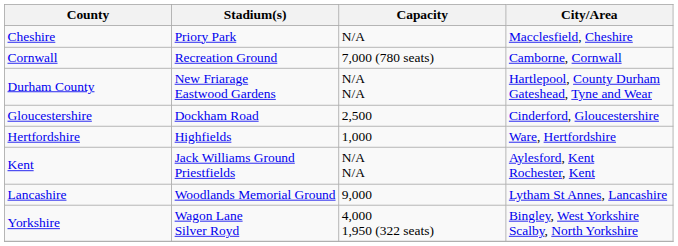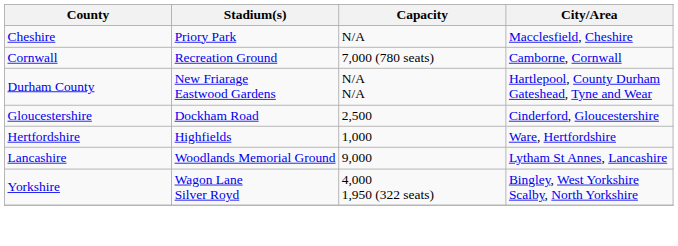- row: (21, 165)
